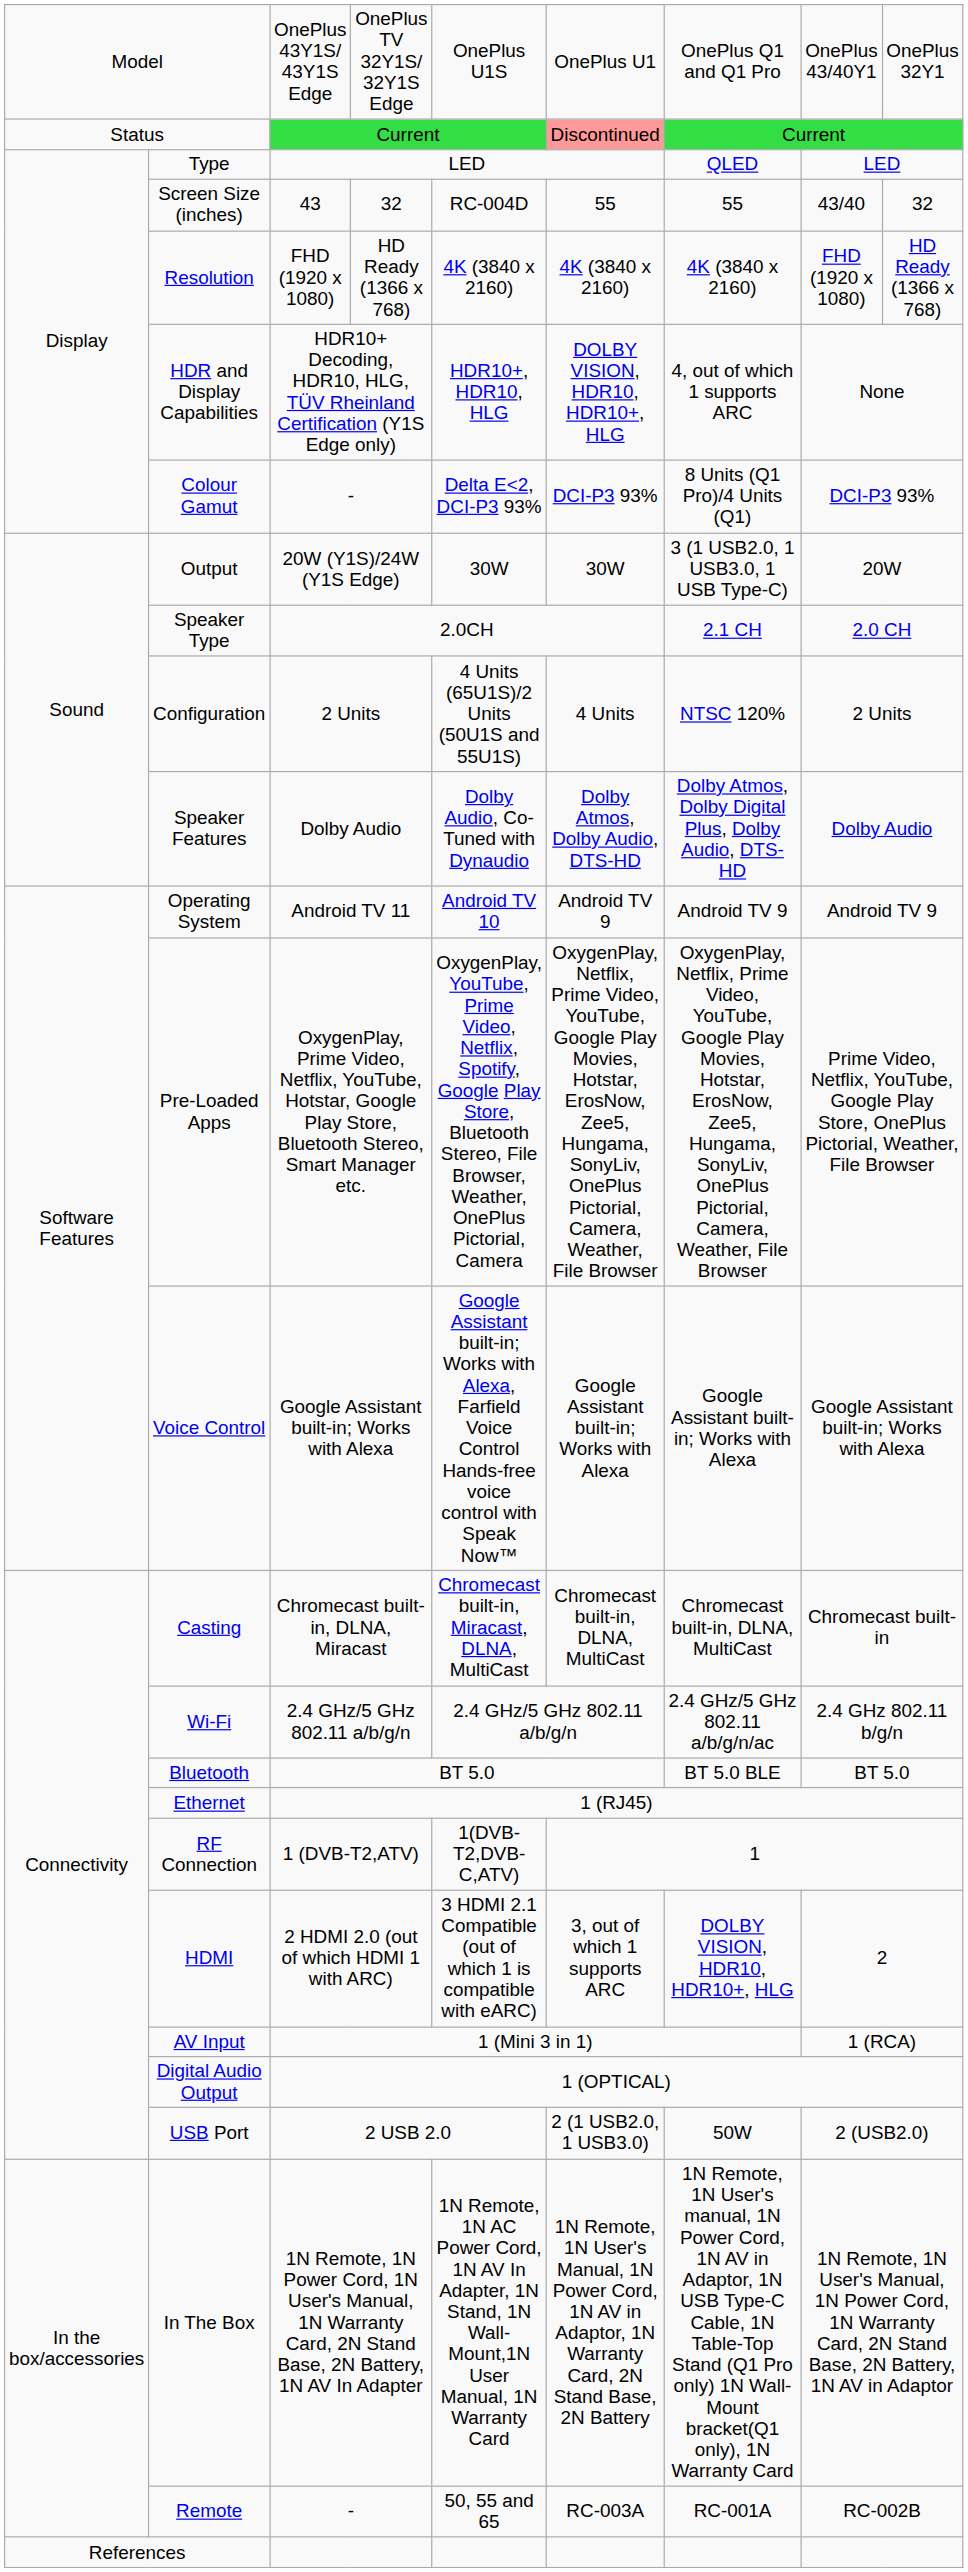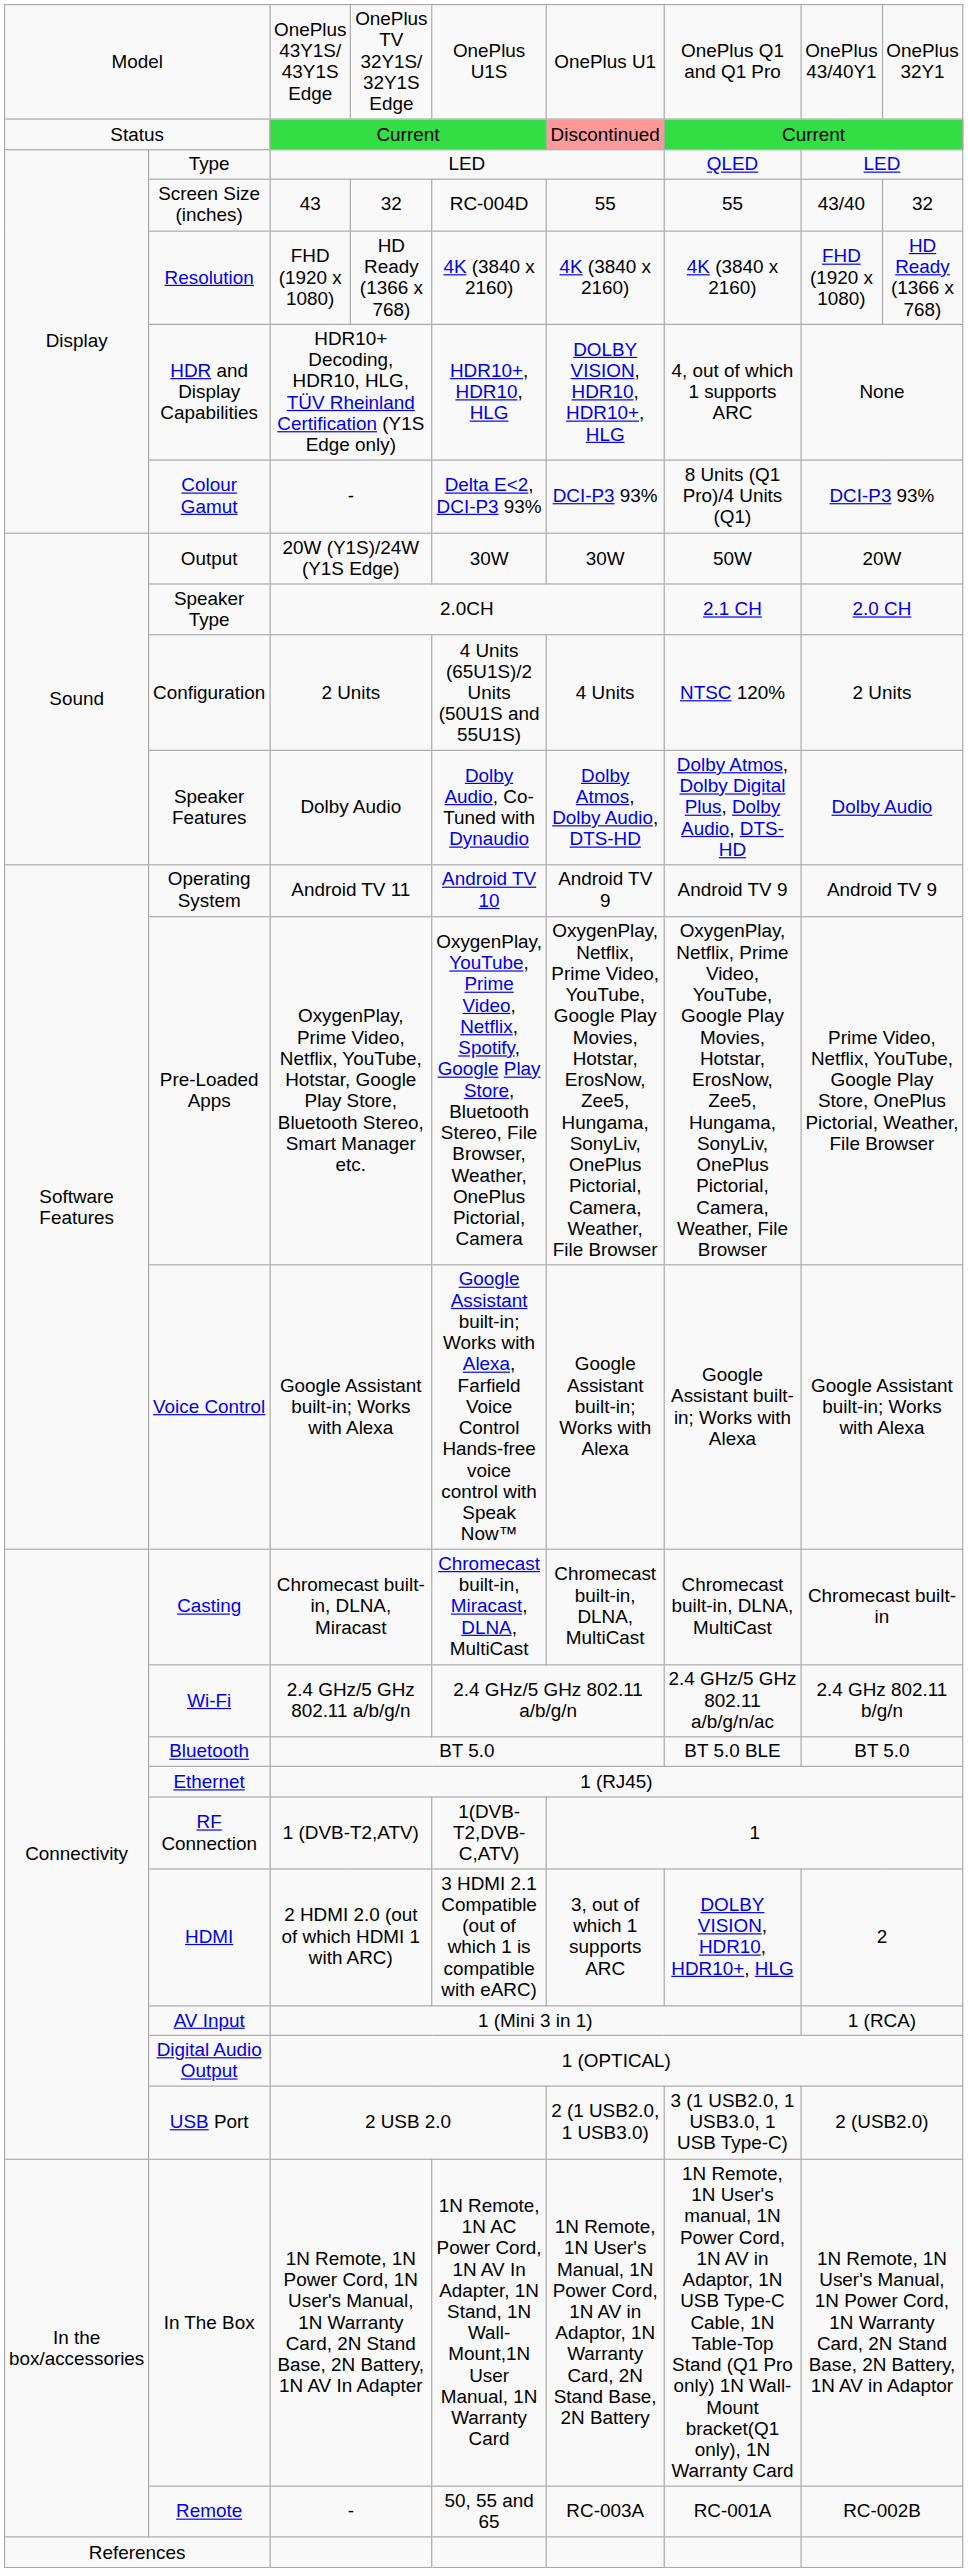(732, 568) 3 (1 USB2.0, 1 USB3.0, 1 USB Type-C) -> (732, 558) 50W
(732, 2133) 50W -> (732, 2122) 3 (1 USB2.0, 1 USB3.0, 1 USB Type-C)
